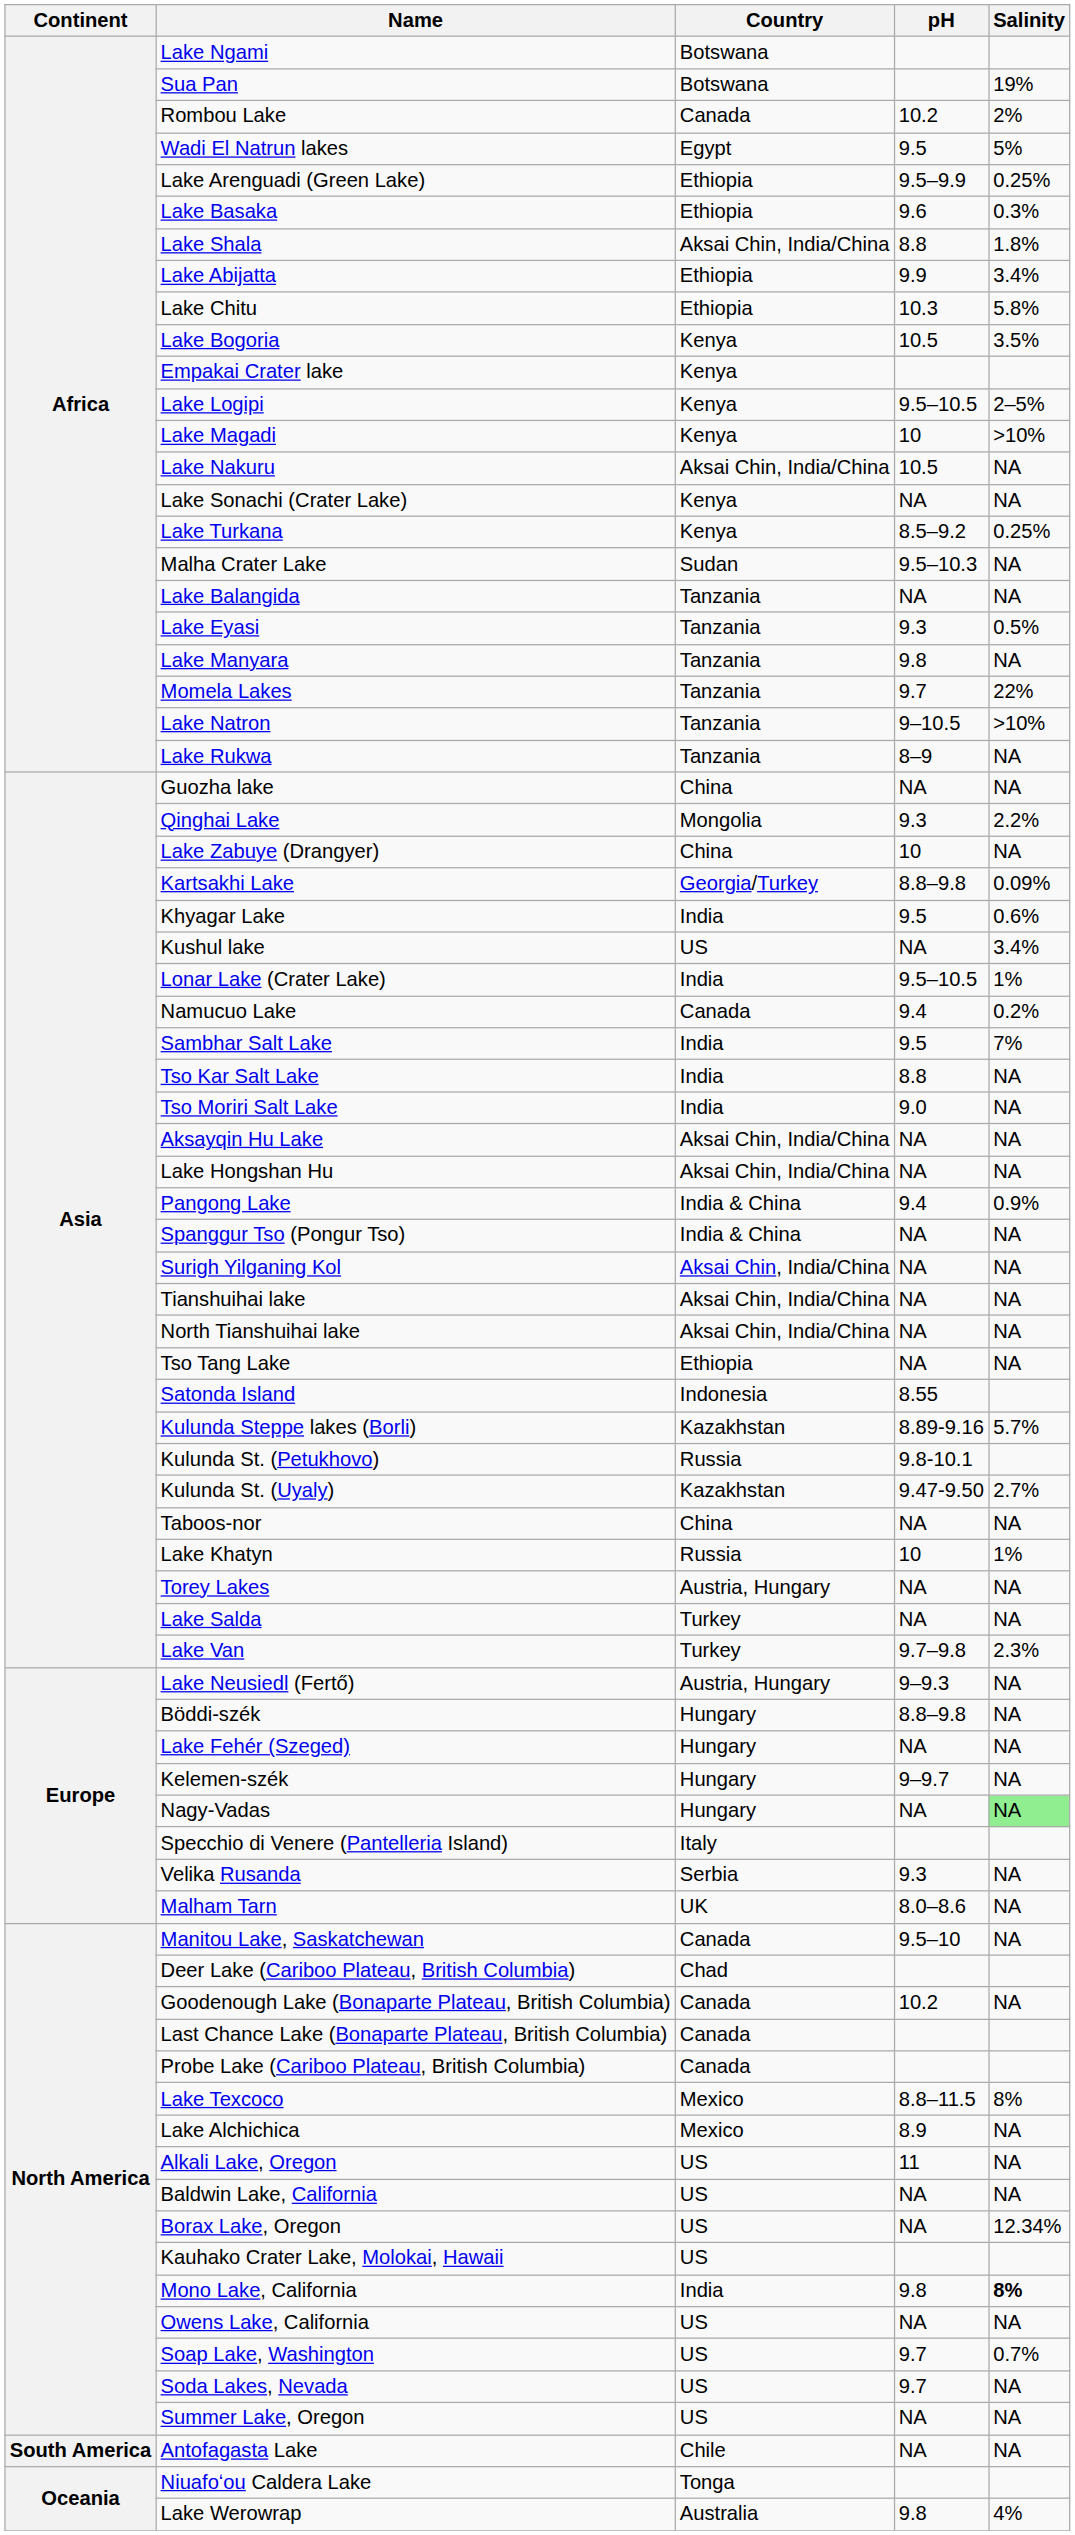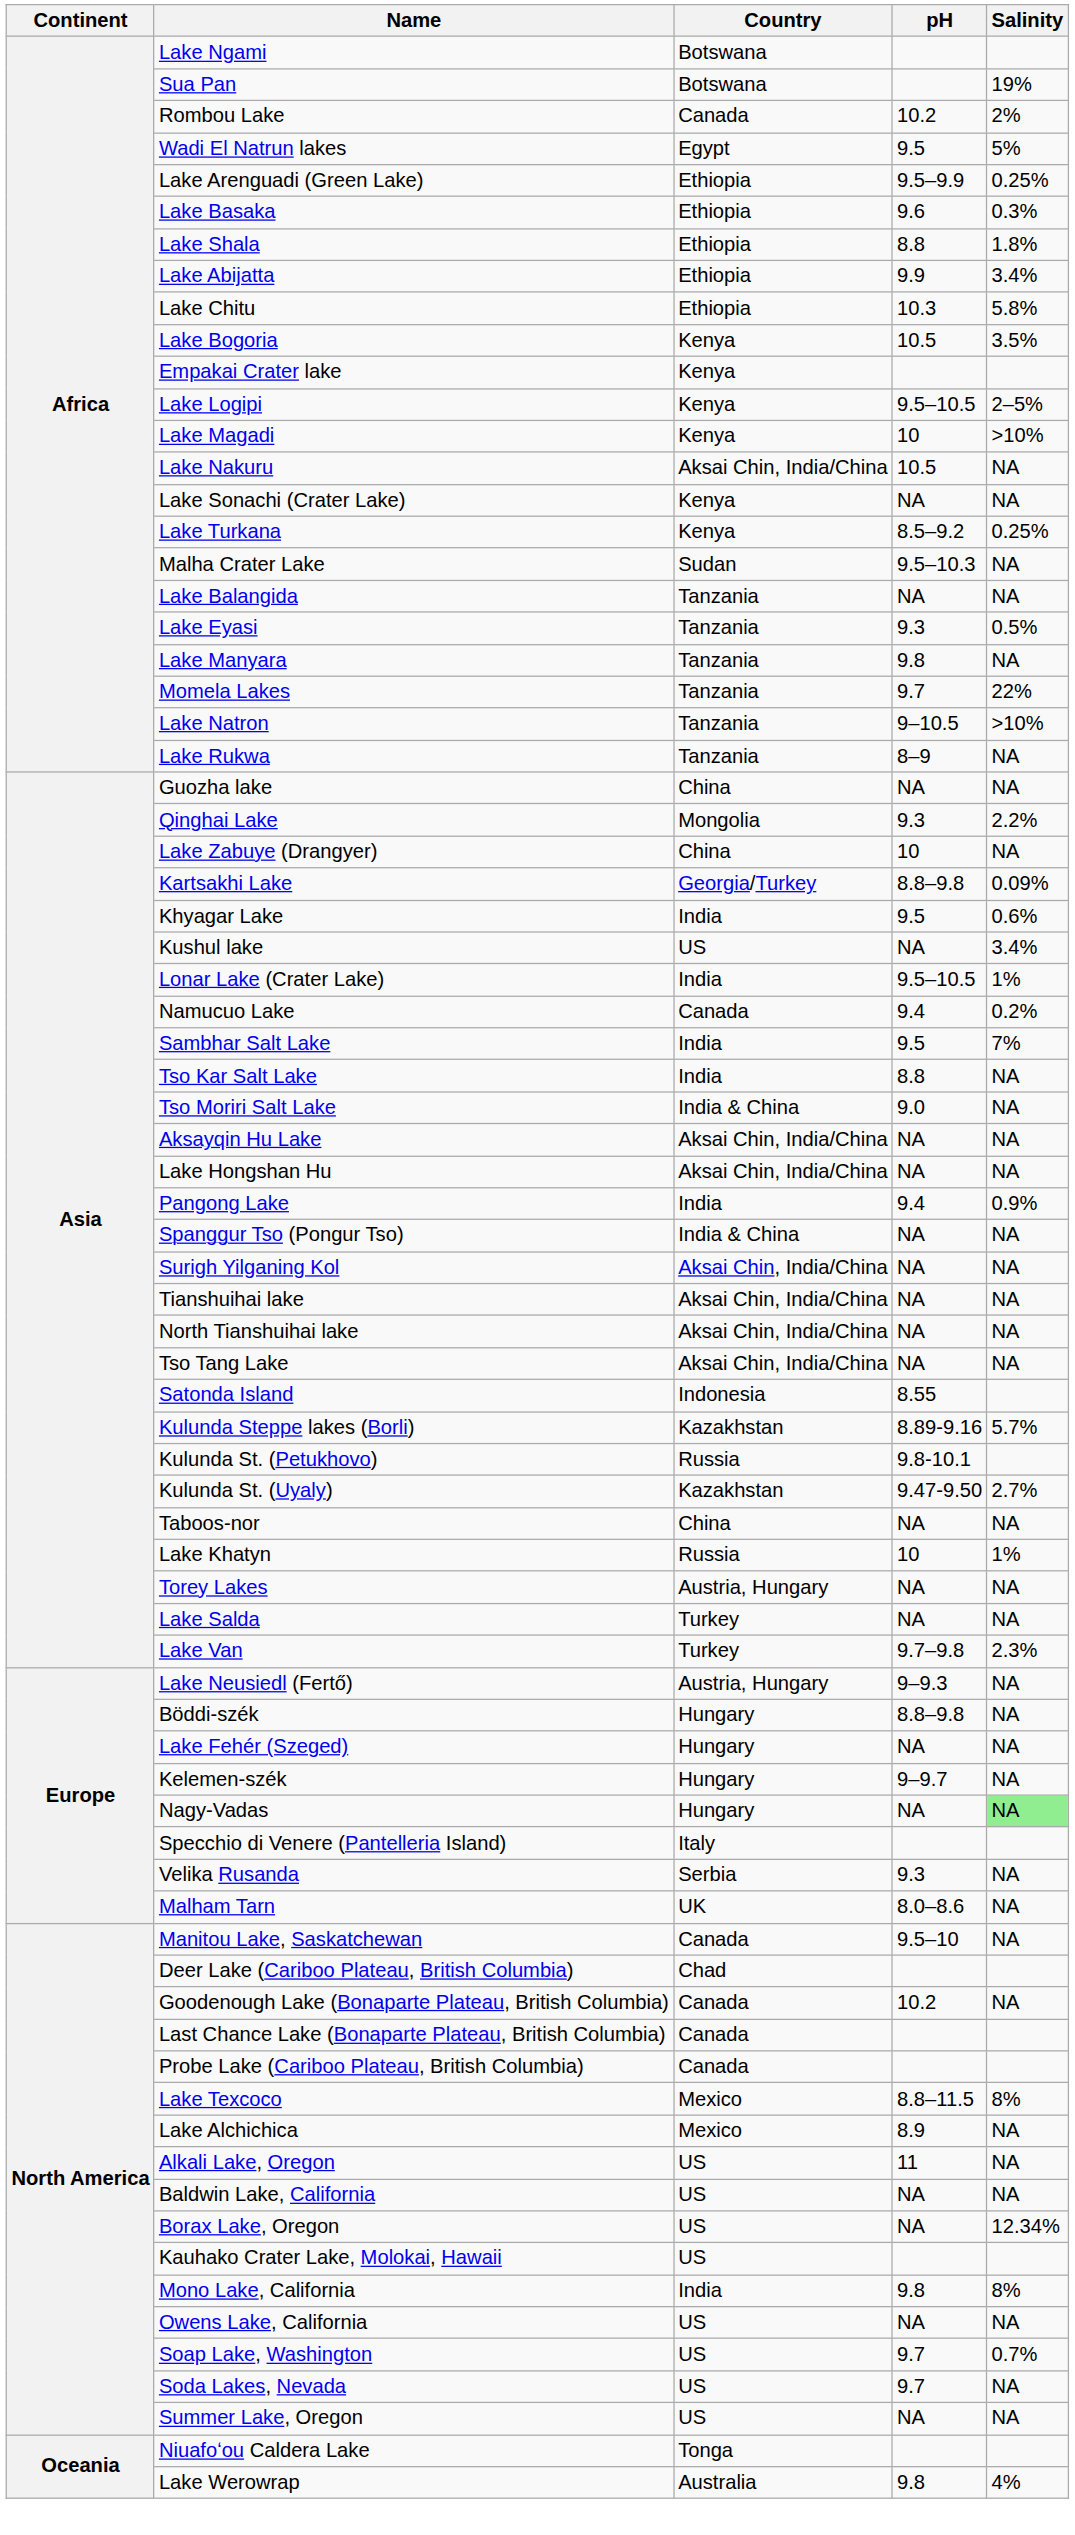(785, 244) Aksai Chin, India/China -> (715, 244) Ethiopia
(702, 1107) India -> (739, 1107) India & China
(740, 1203) India & China -> (700, 1203) India
(716, 1363) Ethiopia -> (783, 1363) Aksai Chin, India/China
(1008, 2290) bold -> (1006, 2290) normal
- row: (239, 2450)
